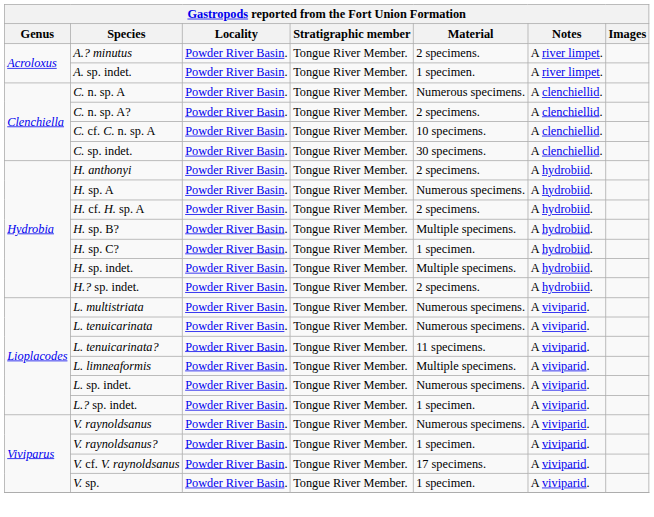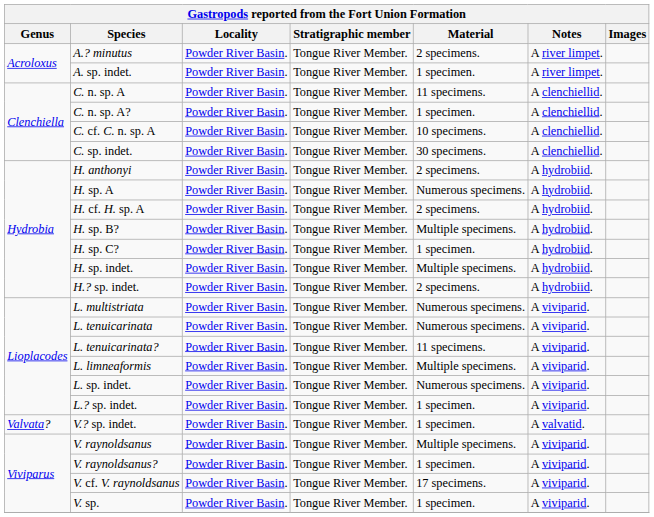(471, 92) Numerous specimens. -> (451, 92) 11 specimens.
(448, 111) 2 specimens. -> (446, 111) 1 specimen.
+ row: (105, 424)
(471, 424) Numerous specimens. -> (466, 444) Multiple specimens.
